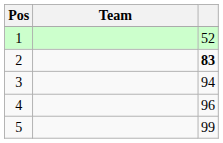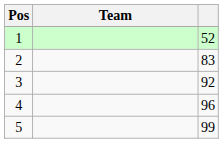(208, 60) bold -> (208, 60) normal
(208, 82) 94 -> (208, 82) 92
